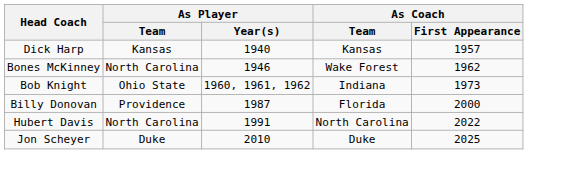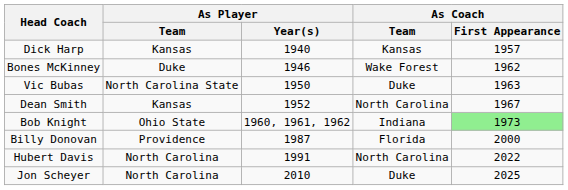(152, 67) North Carolina -> (172, 67) Duke
+ row: (54, 85)
+ row: (54, 103)
(467, 85) no background -> (507, 121) lightgreen background
(152, 139) Duke -> (172, 176) North Carolina
